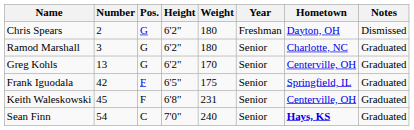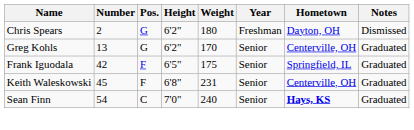- row: (43, 47)
